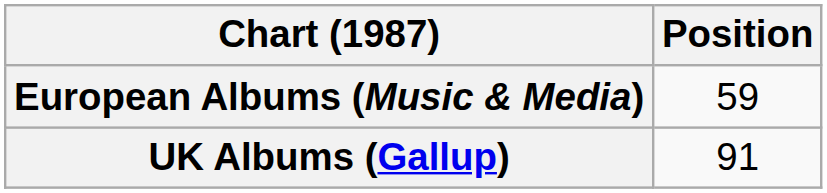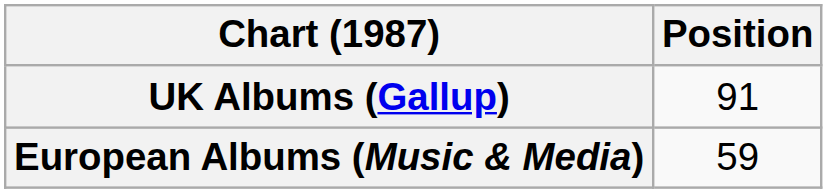rows swapped: (329, 95) <-> (329, 156)
